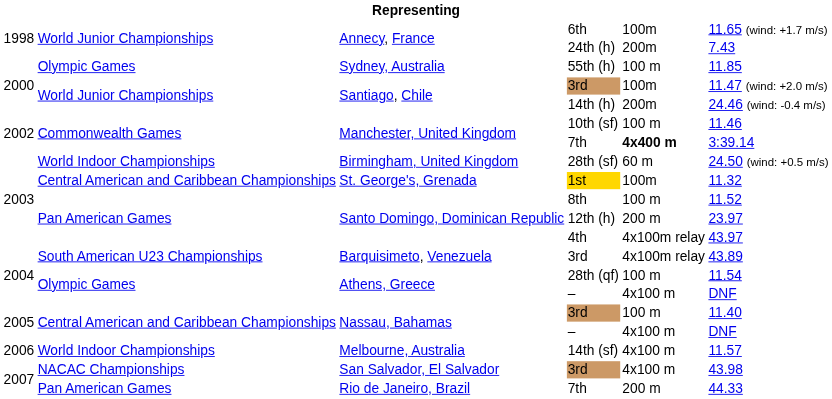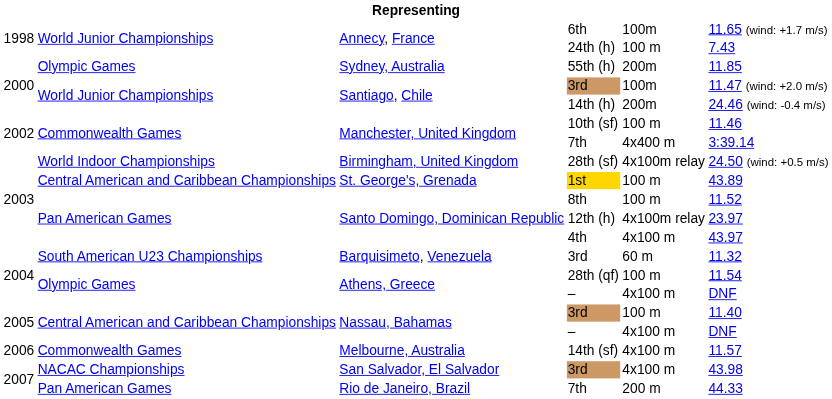(640, 48) 200m -> (641, 48) 100 m
(641, 67) 100 m -> (640, 67) 200m
(650, 142) bold -> (649, 142) normal
(638, 161) 60 m -> (664, 161) 4x100m relay
(640, 180) 100m -> (641, 180) 100 m
(725, 180) 11.32 -> (726, 180) 43.89
(641, 218) 200 m -> (664, 218) 4x100m relay
(664, 237) 4x100m relay -> (649, 237) 4x100 m
(664, 256) 4x100m relay -> (638, 256) 60 m
(726, 256) 43.89 -> (725, 256) 11.32
(126, 350) World Indoor Championships -> (110, 350) Commonwealth Games
